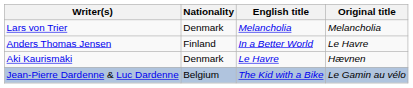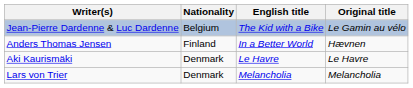rows swapped: (93, 75) <-> (37, 28)
(348, 43) Le Havre -> (347, 43) Hævnen
(347, 59) Hævnen -> (348, 59) Le Havre
